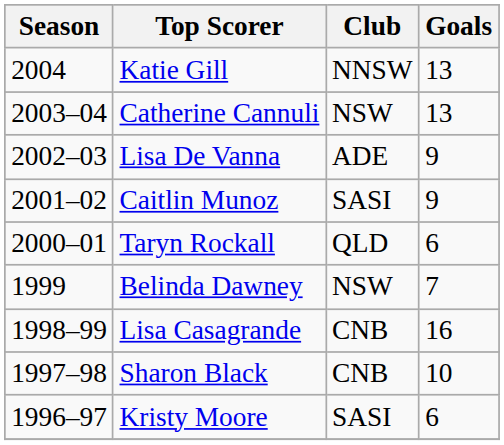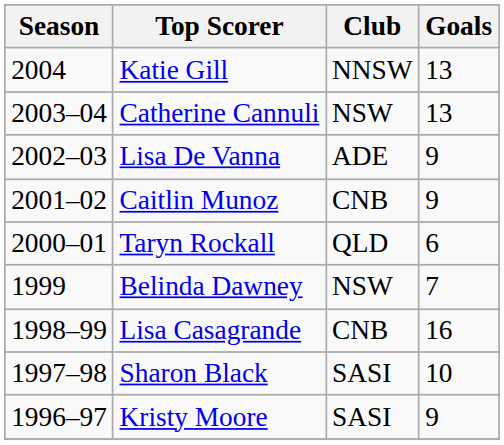(362, 199) SASI -> (360, 199) CNB
(360, 373) CNB -> (362, 373) SASI
(432, 416) 6 -> (432, 416) 9
